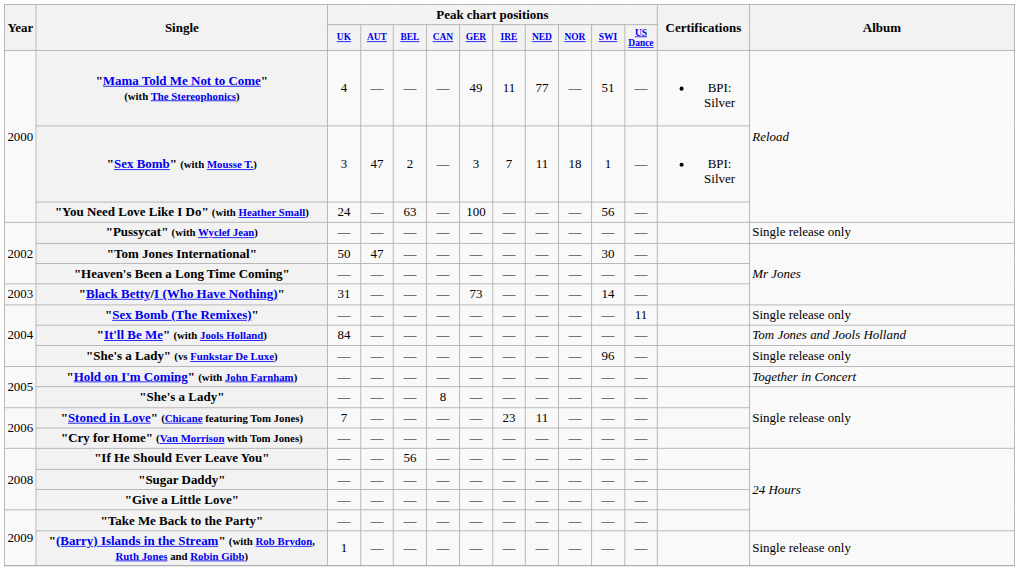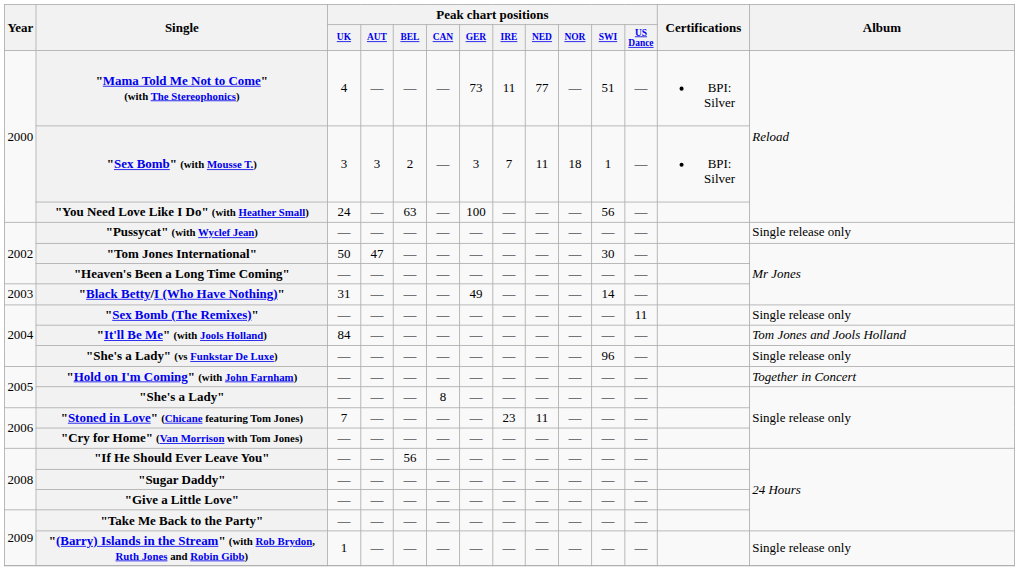(476, 88) 49 -> (476, 88) 73
(377, 164) 47 -> (377, 164) 3
(476, 294) 73 -> (476, 294) 49
